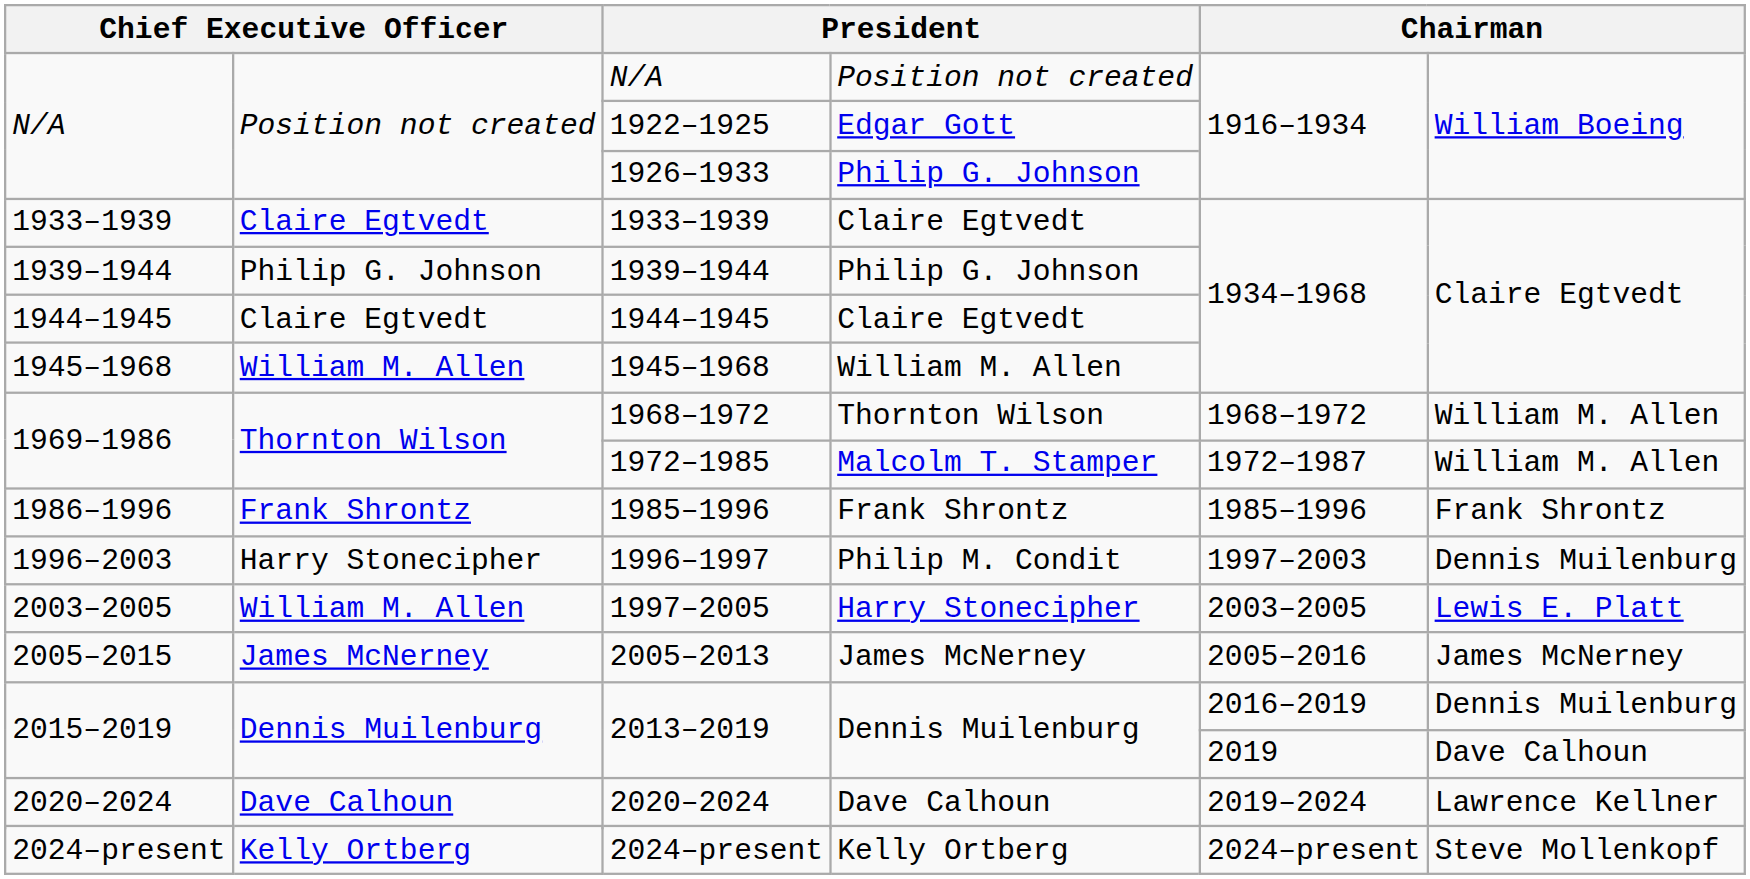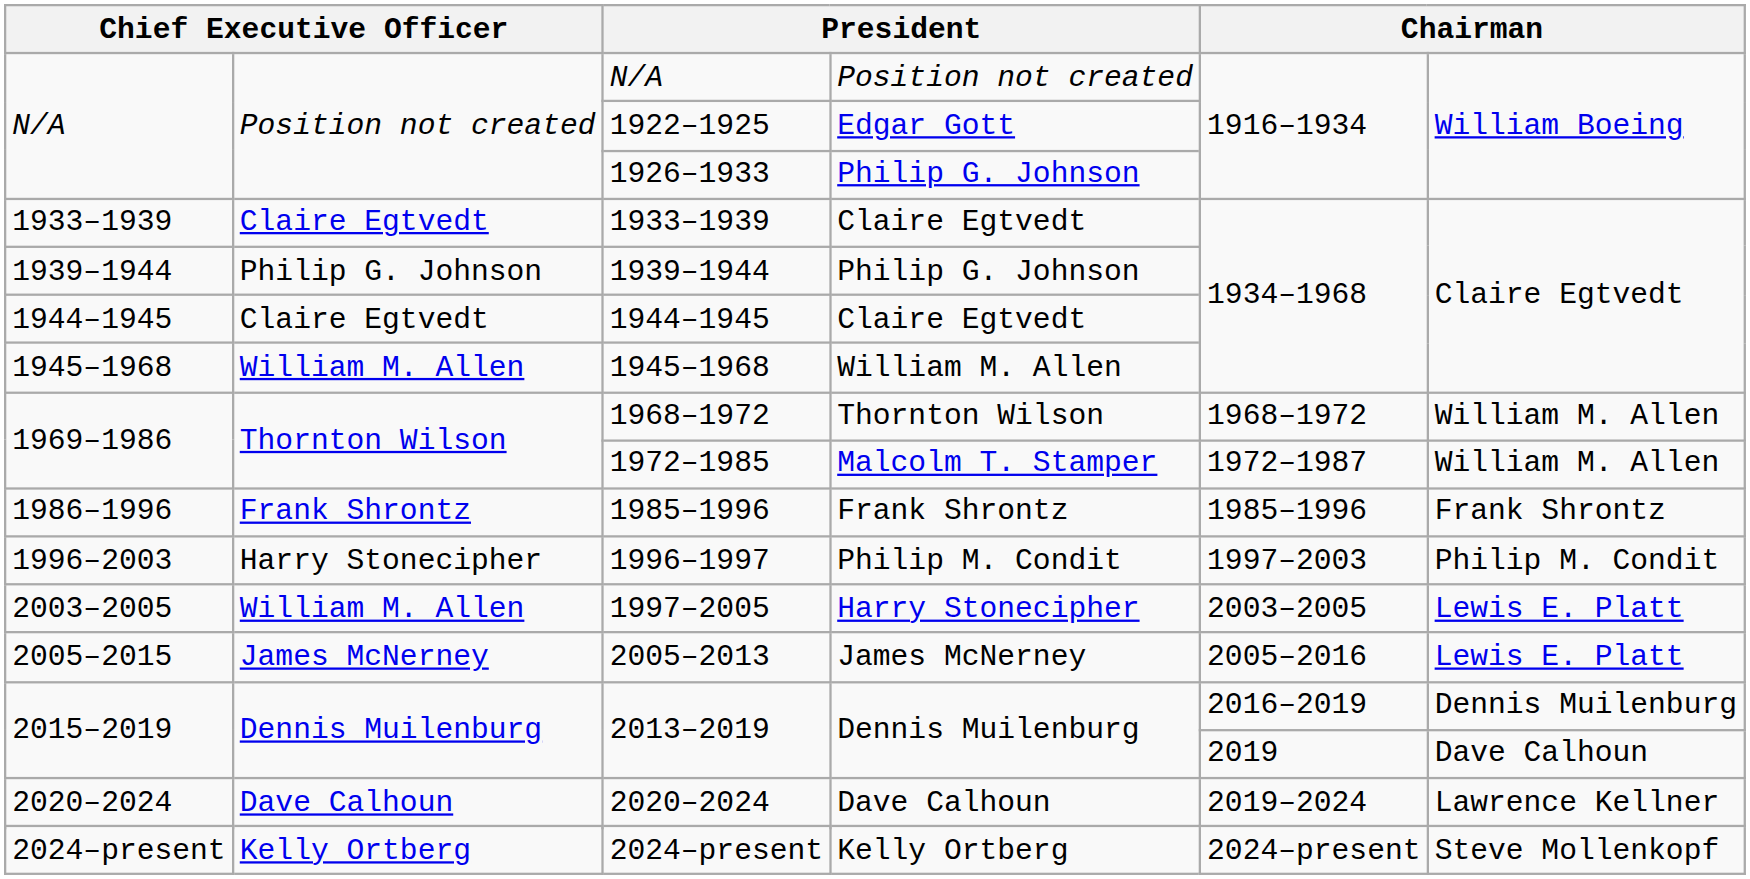(1586, 561) Dennis Muilenburg -> (1577, 561) Philip M. Condit
(1559, 657) James McNerney -> (1559, 657) Lewis E. Platt
